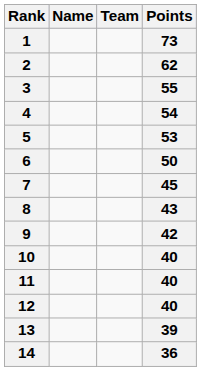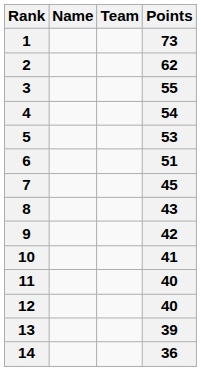(169, 161) 50 -> (169, 161) 51
(169, 257) 40 -> (169, 257) 41
